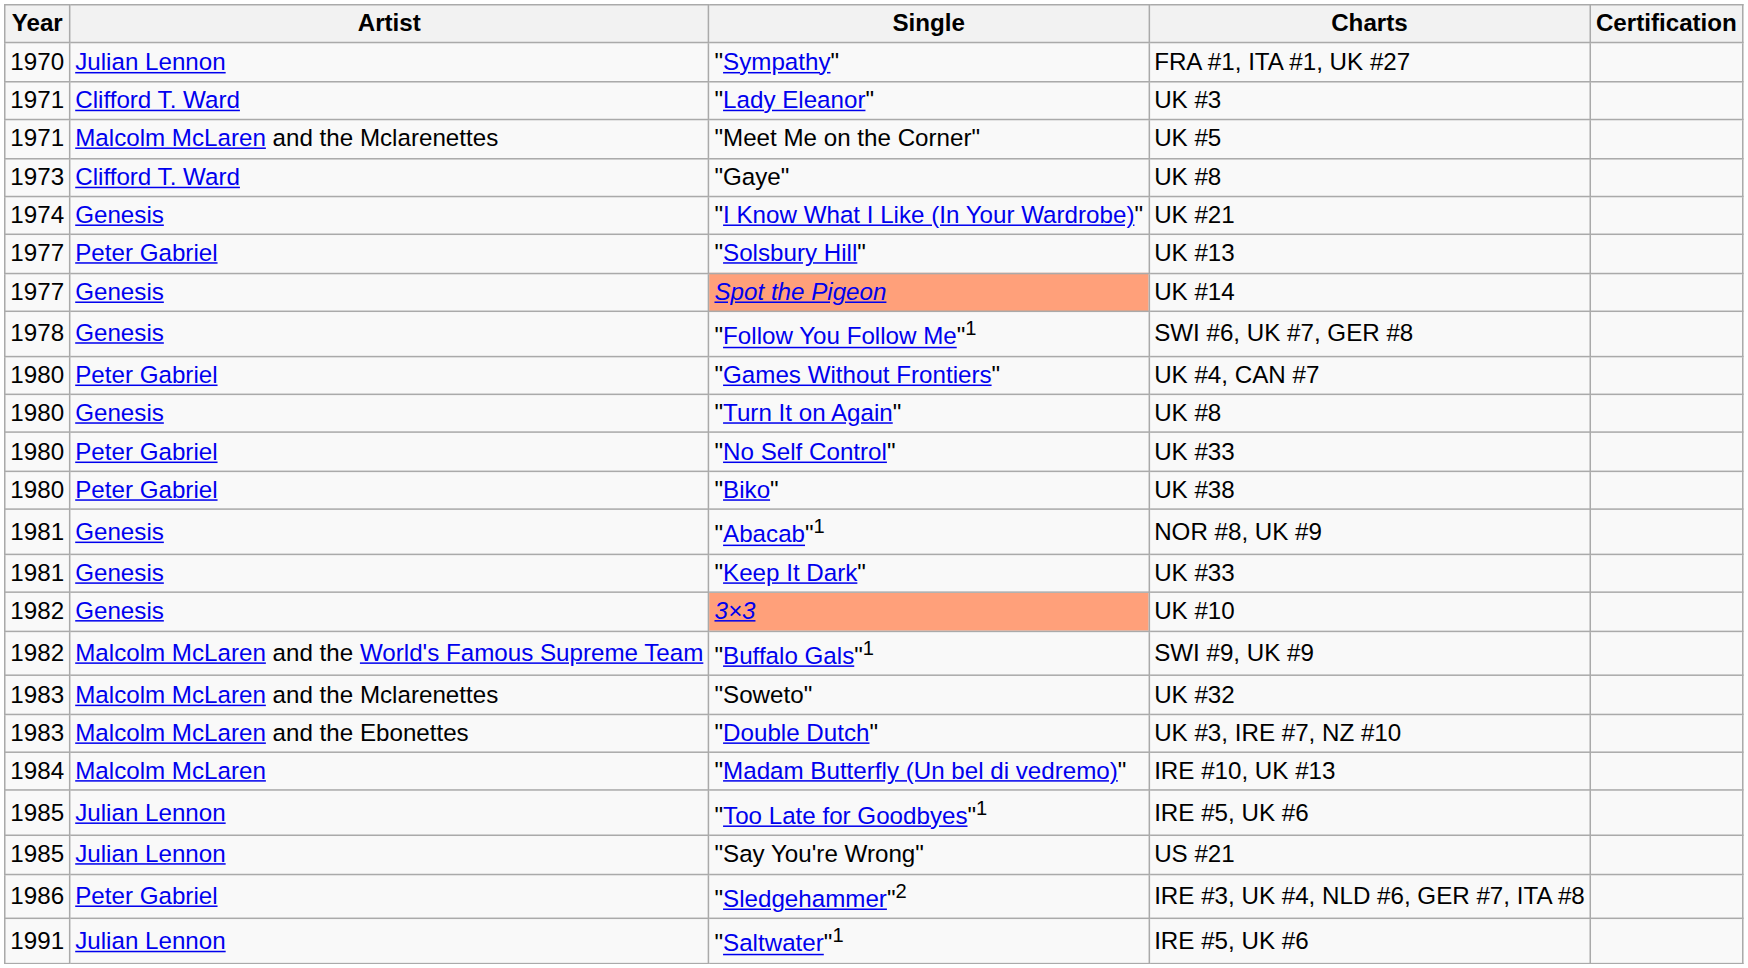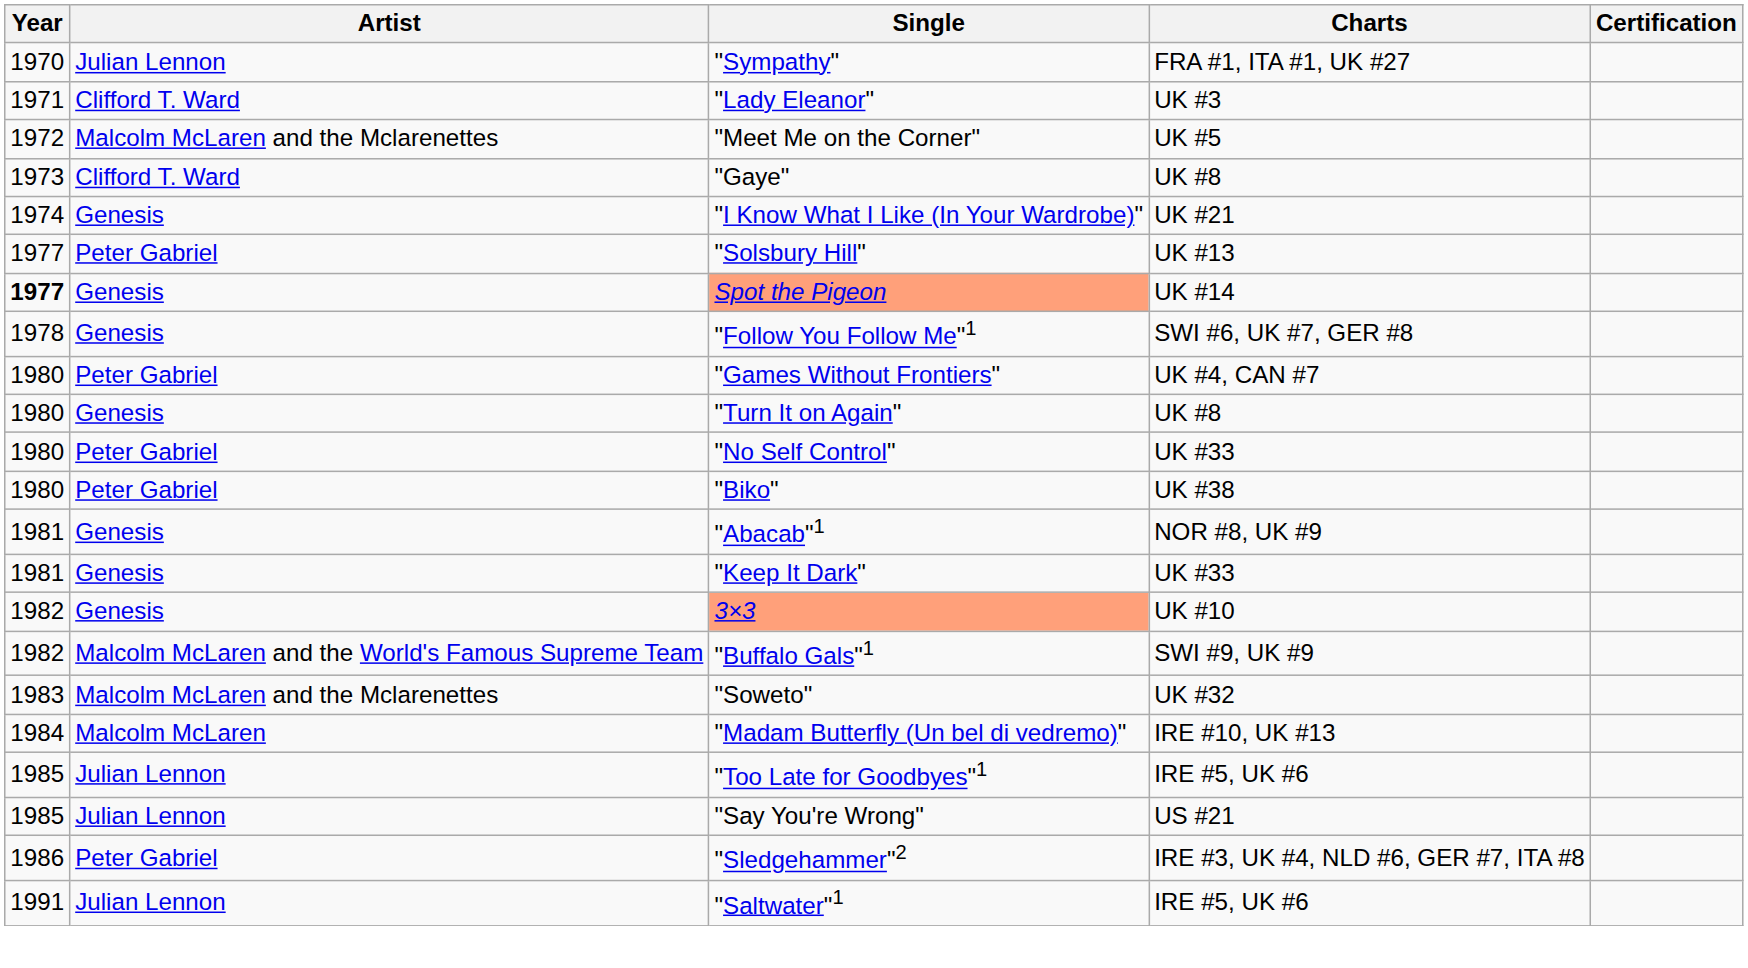(37, 138) 1971 -> (37, 138) 1972
(37, 291) normal -> (37, 291) bold
- row: (796, 732)
